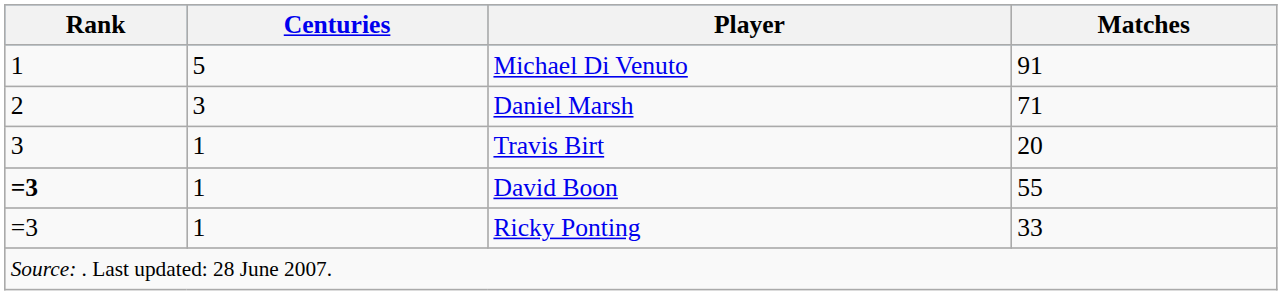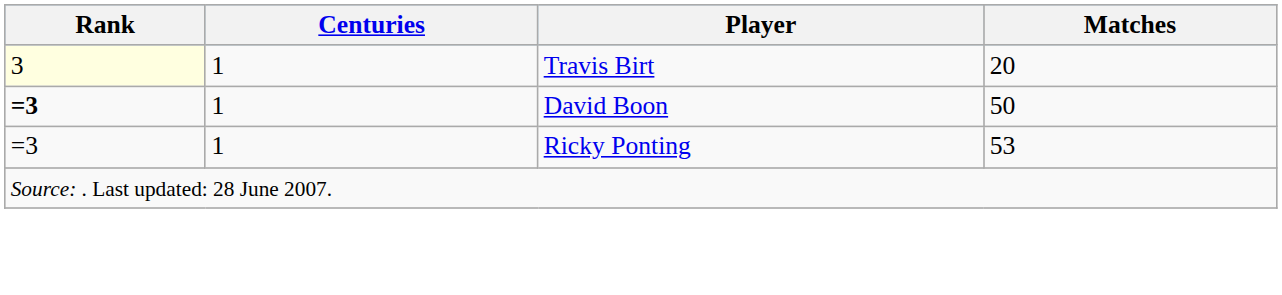- row: (591, 65)
- row: (563, 106)
(17, 146) no background -> (17, 65) lightyellow background
(1030, 187) 55 -> (1002, 106) 50
(1030, 227) 33 -> (1002, 146) 53
